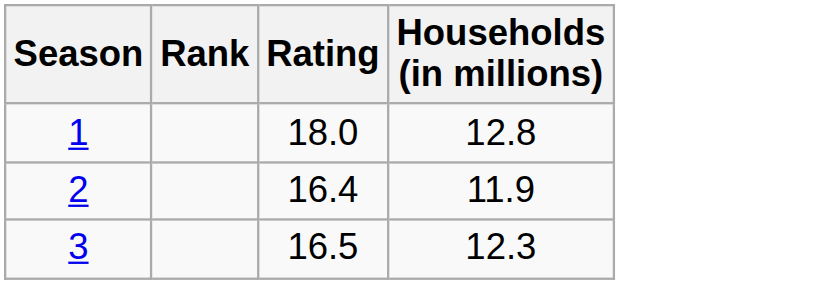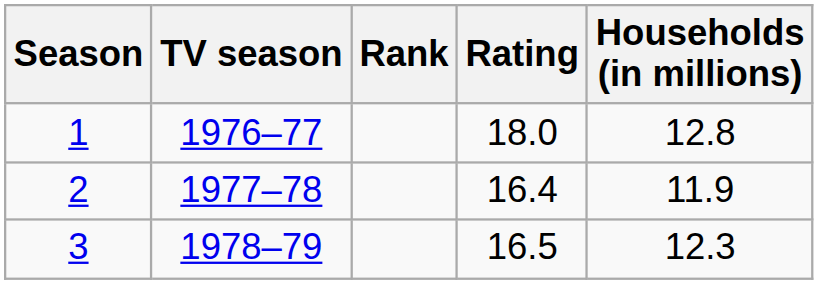+ column: (251, 53)
